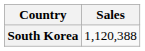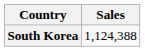(111, 35) 1,120,388 -> (111, 35) 1,124,388
